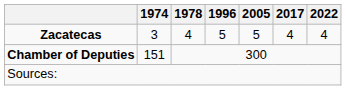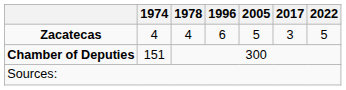(154, 34) 3 -> (154, 34) 4
(222, 34) 5 -> (222, 34) 6
(290, 34) 4 -> (290, 34) 3
(324, 34) 4 -> (324, 34) 5
